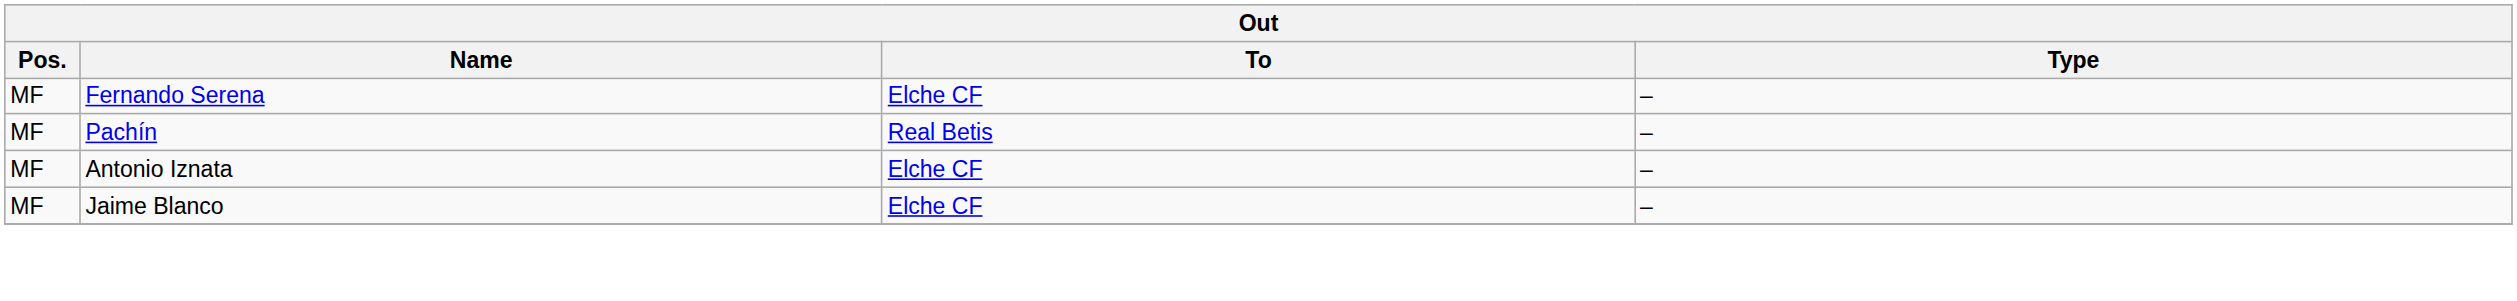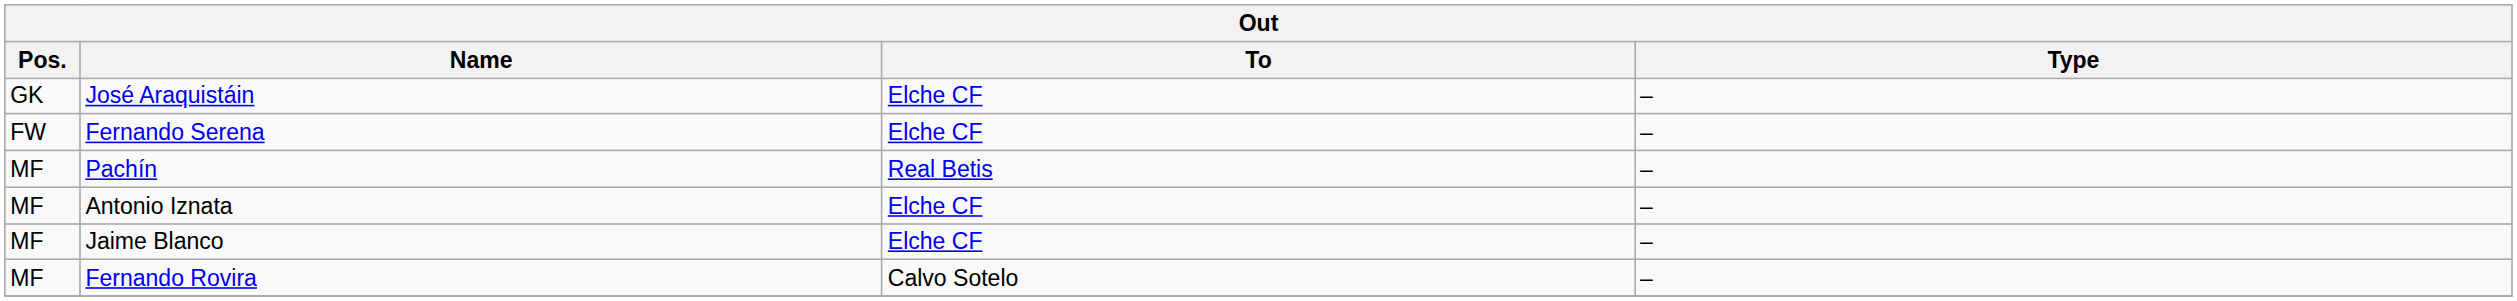+ row: (170, 96)
(27, 96) MF -> (28, 133) FW
+ row: (171, 278)
